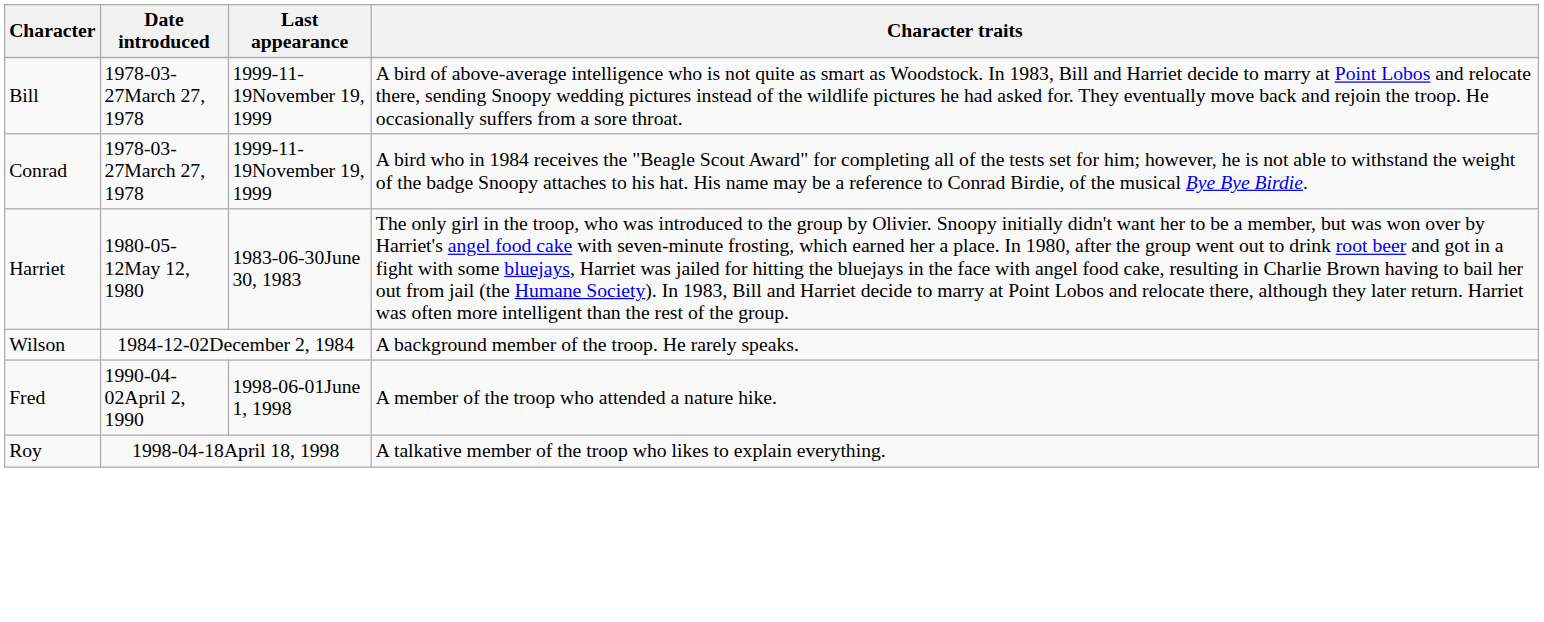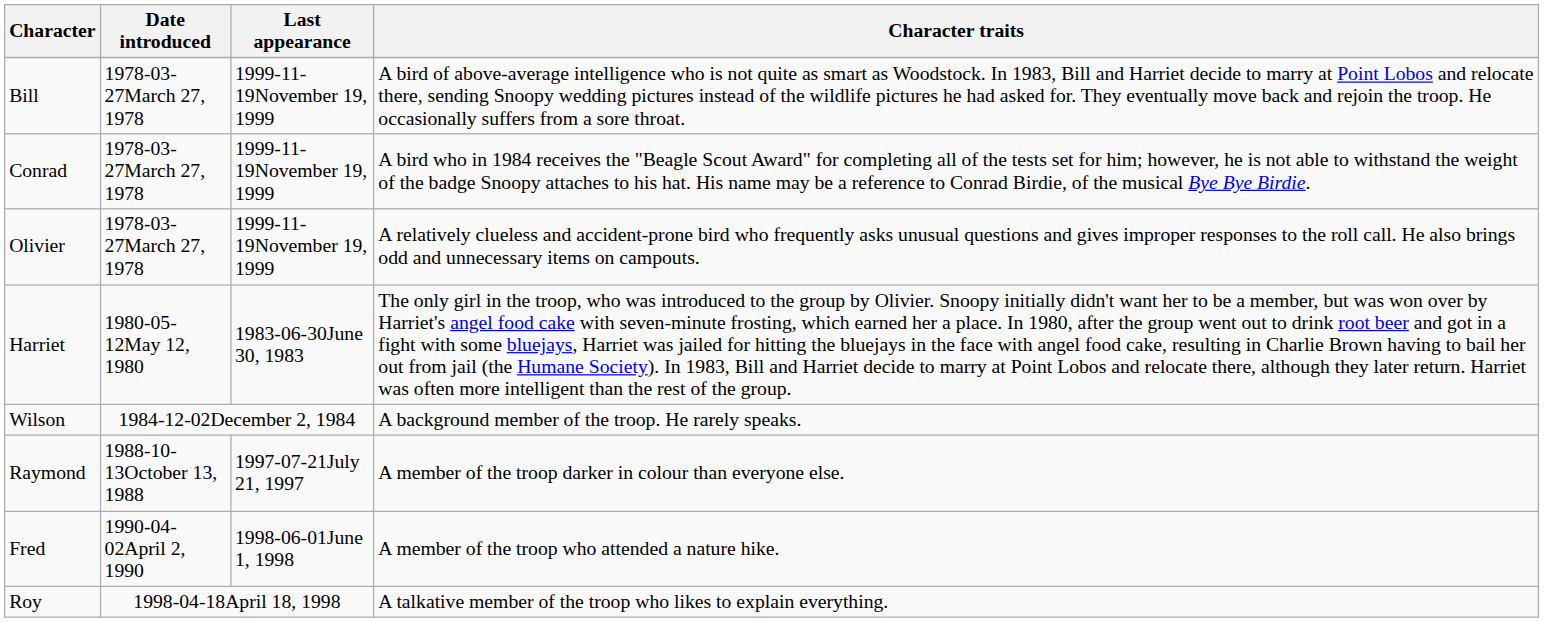+ row: (37, 246)
+ row: (47, 473)
